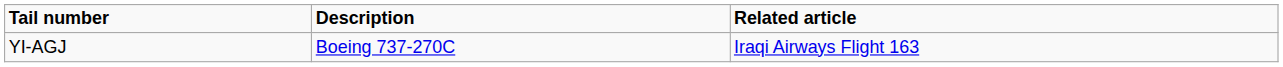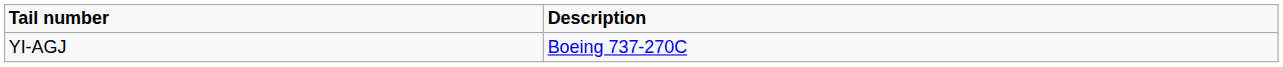- column: (795, 18)
